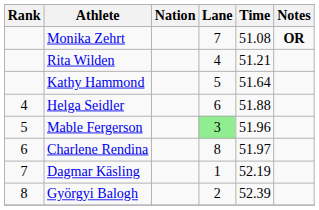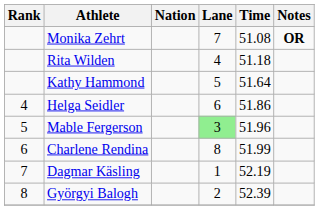(255, 60) 51.21 -> (255, 60) 51.18
(255, 104) 51.88 -> (255, 104) 51.86
(255, 149) 51.97 -> (255, 149) 51.99
